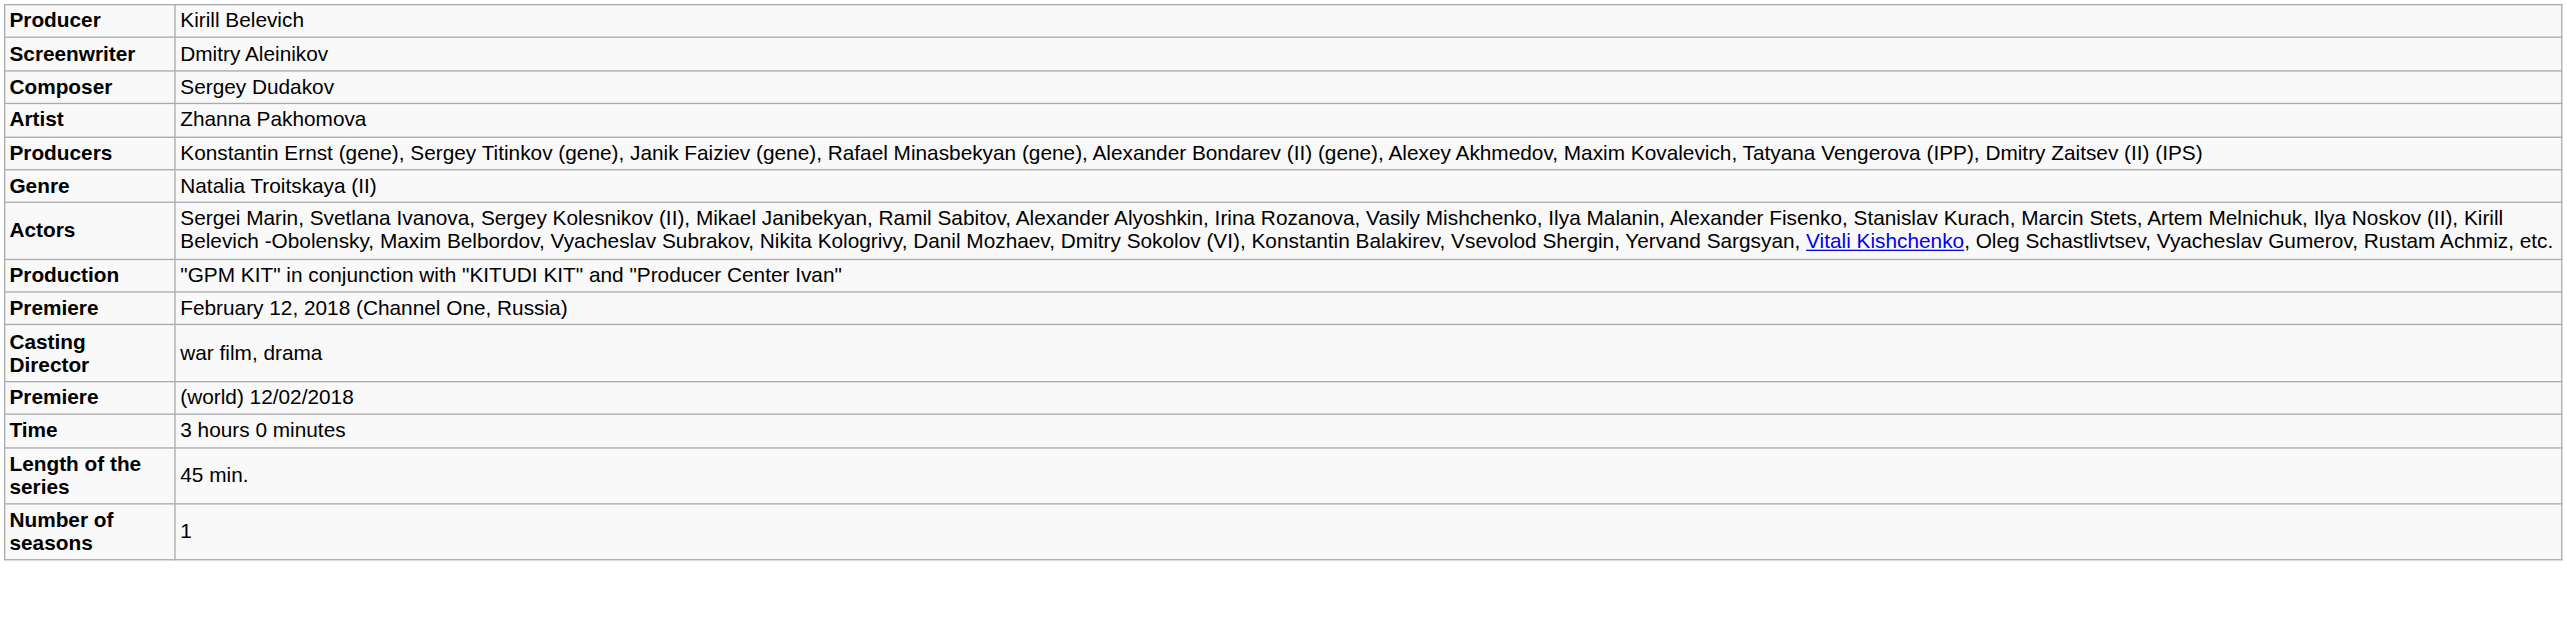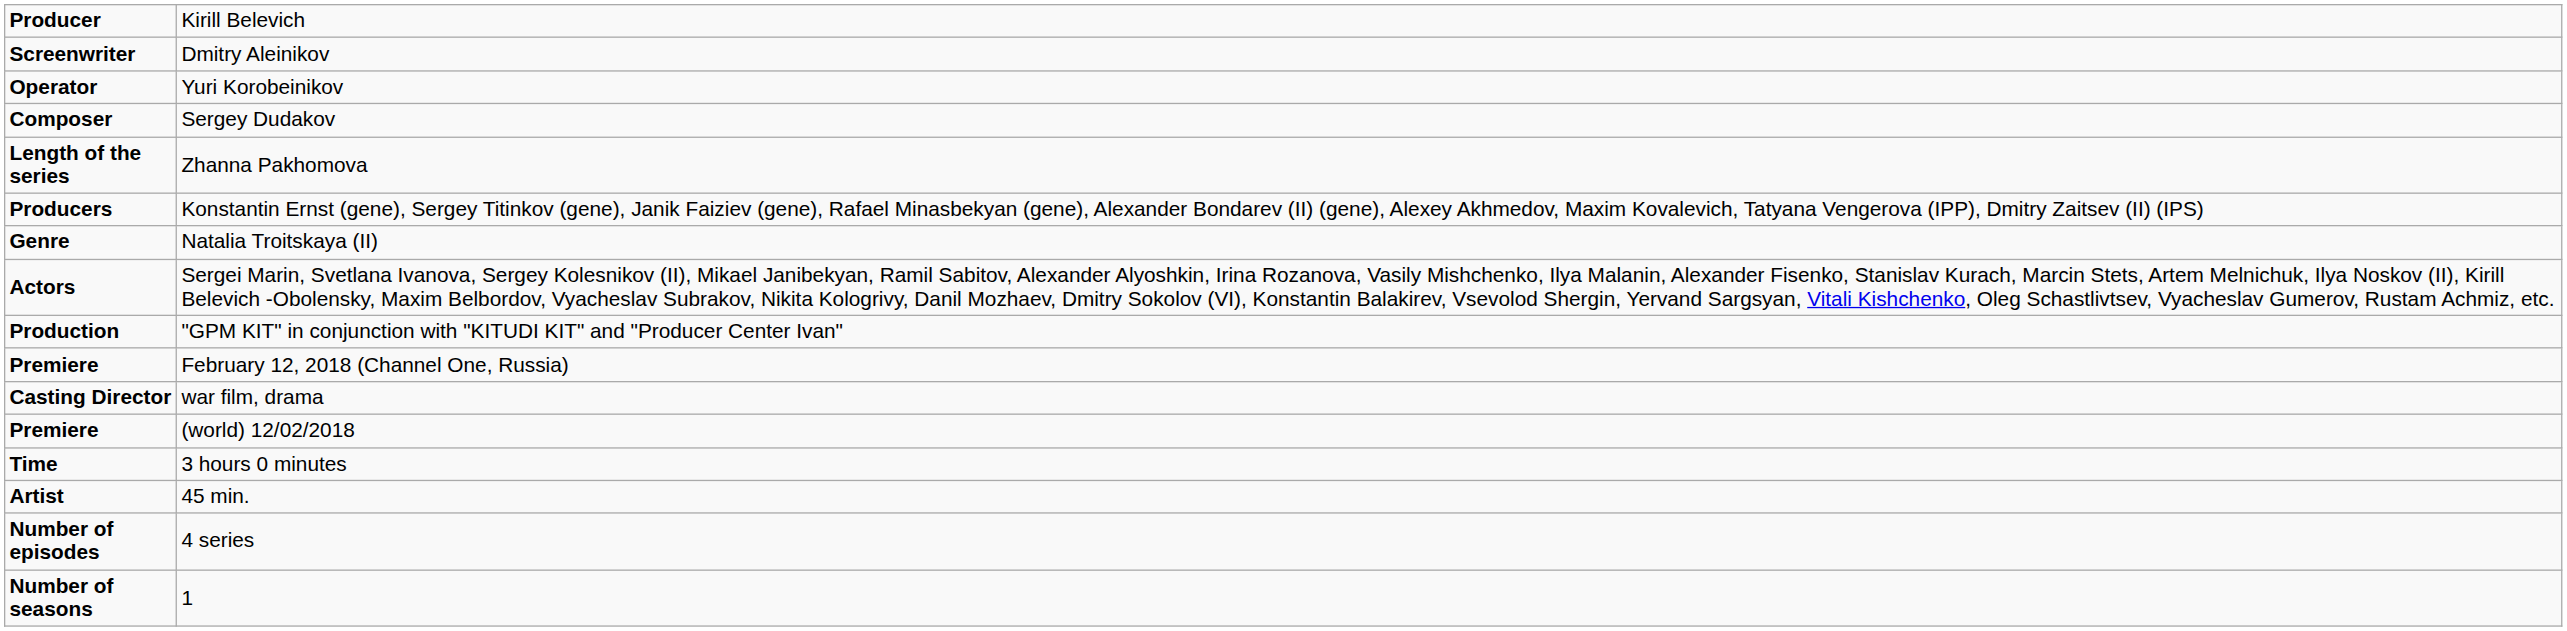+ row: (262, 86)
(37, 119) Artist -> (75, 164) Length of the series
(75, 475) Length of the series -> (37, 496) Artist
+ row: (218, 541)
